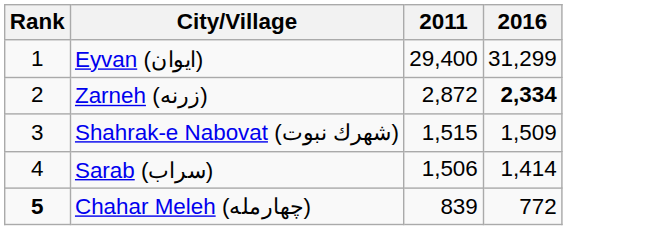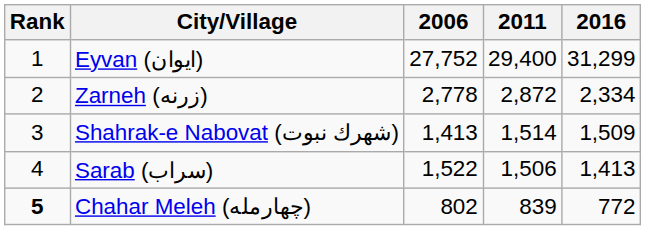+ column: (444, 22)
(529, 95) bold -> (607, 95) normal
(450, 132) 1,515 -> (529, 132) 1,514
(529, 169) 1,414 -> (607, 169) 1,413
